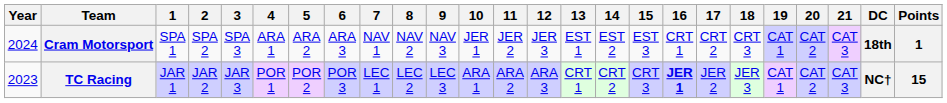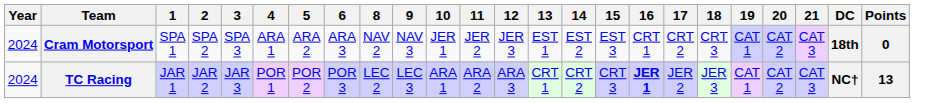- column: (376, 15)
(919, 43) 1 -> (886, 43) 0
(23, 79) 2023 -> (23, 79) 2024
(919, 79) 15 -> (886, 79) 13
